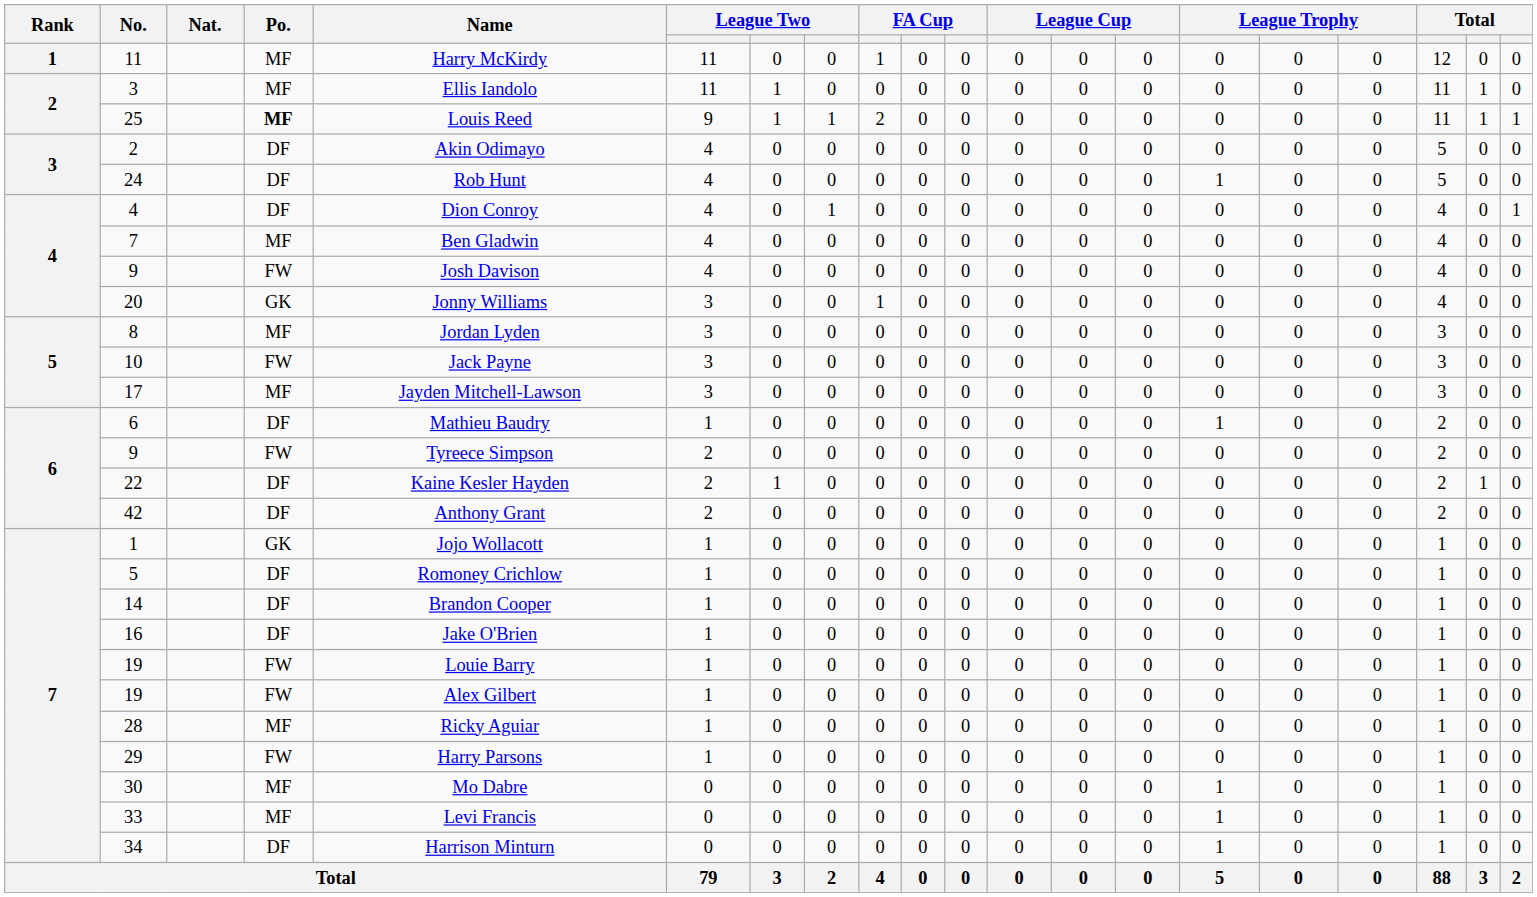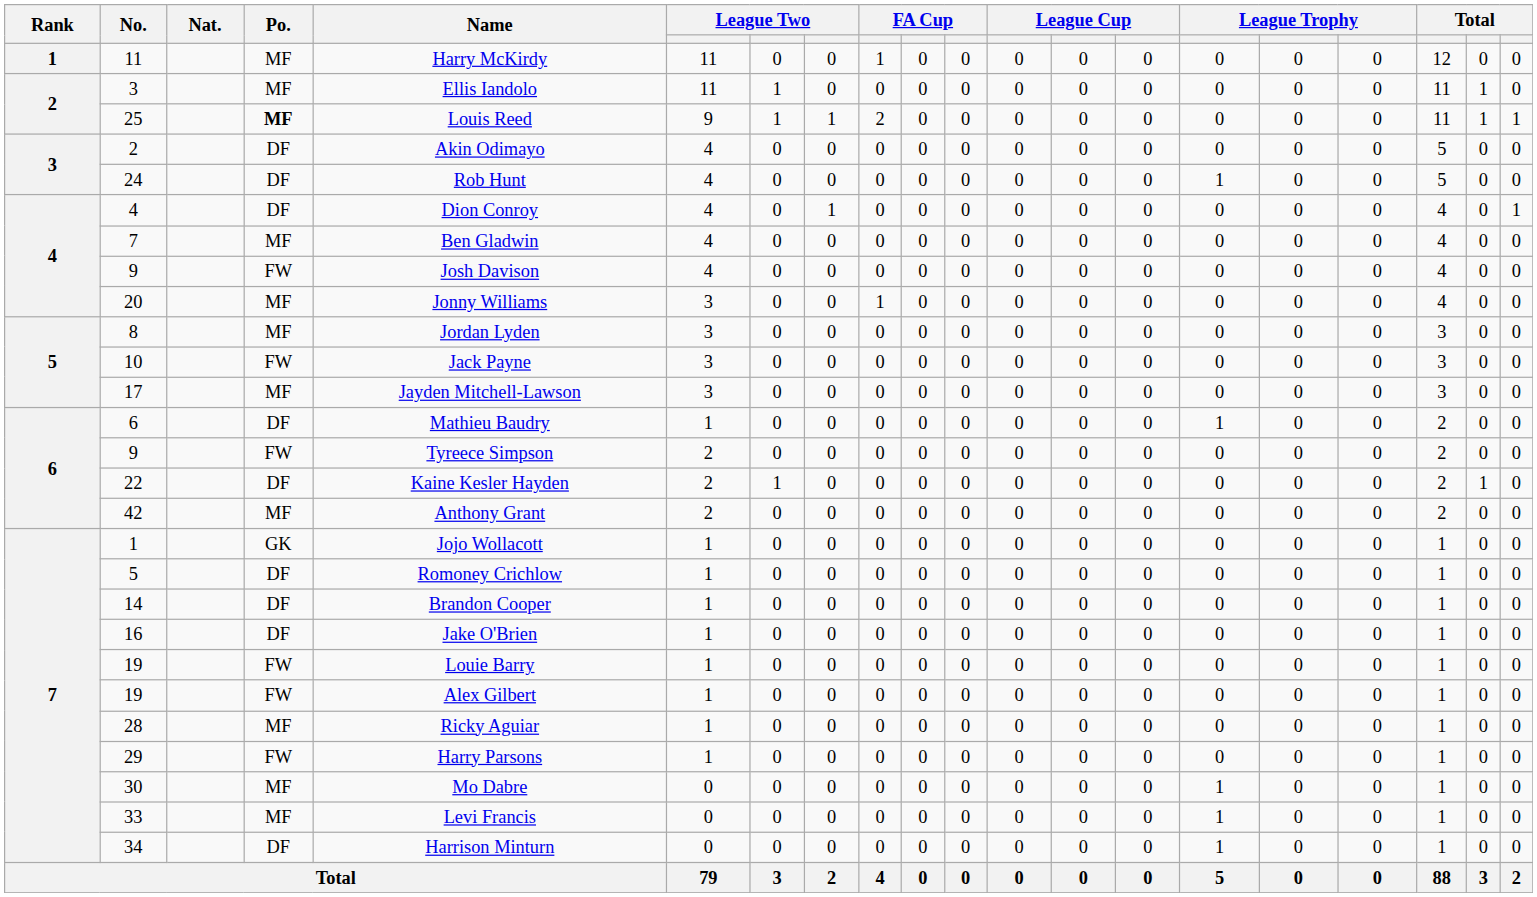(278, 301) GK -> (278, 301) MF
(278, 513) DF -> (278, 513) MF
